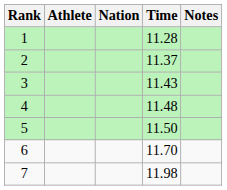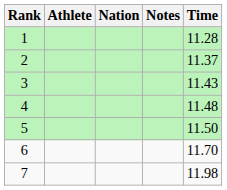columns swapped: (162, 15) <-> (201, 15)
